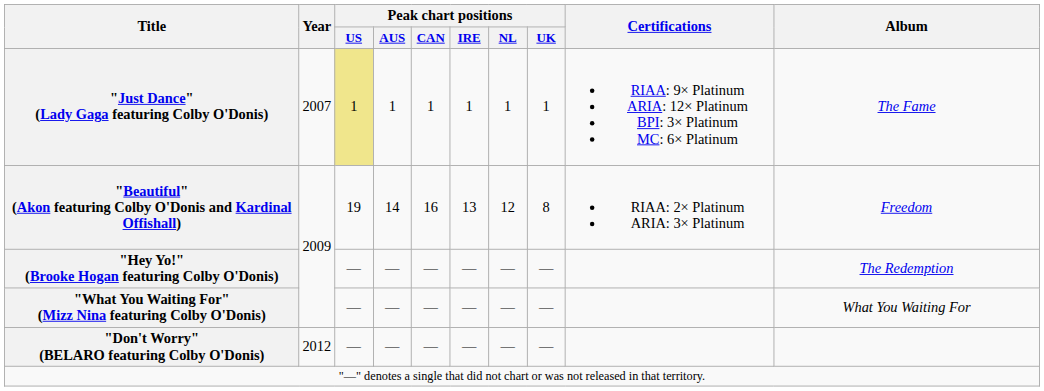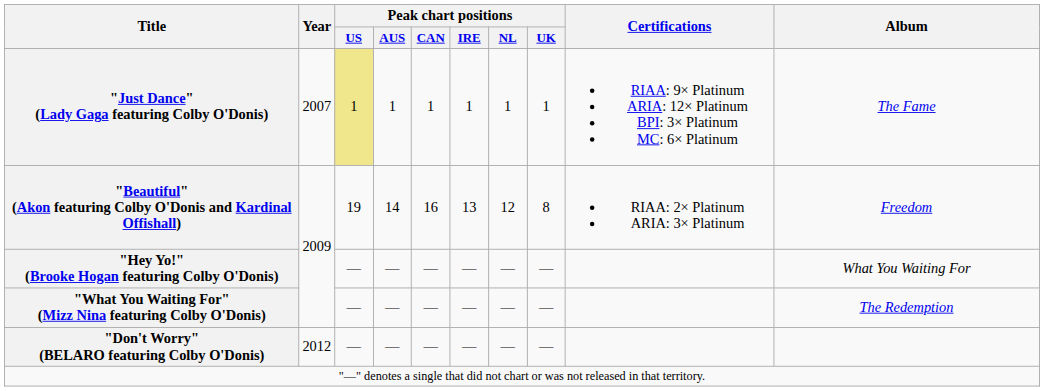(907, 268) The Redemption -> (907, 268) What You Waiting For
(907, 307) What You Waiting For -> (907, 307) The Redemption
